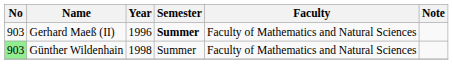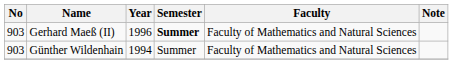(16, 50) lightgreen background -> (16, 50) no background
(140, 50) 1998 -> (140, 50) 1994
